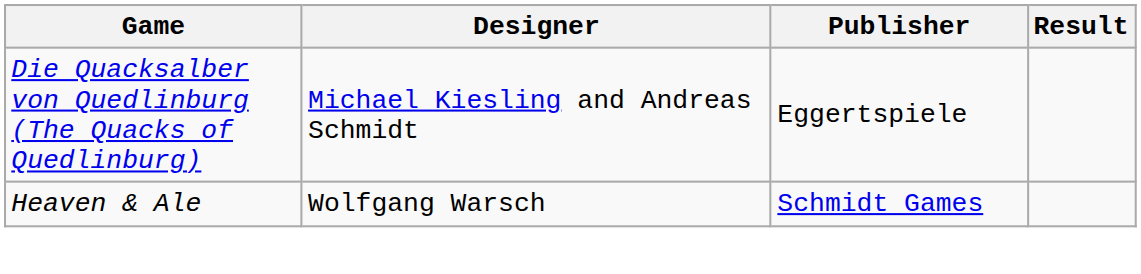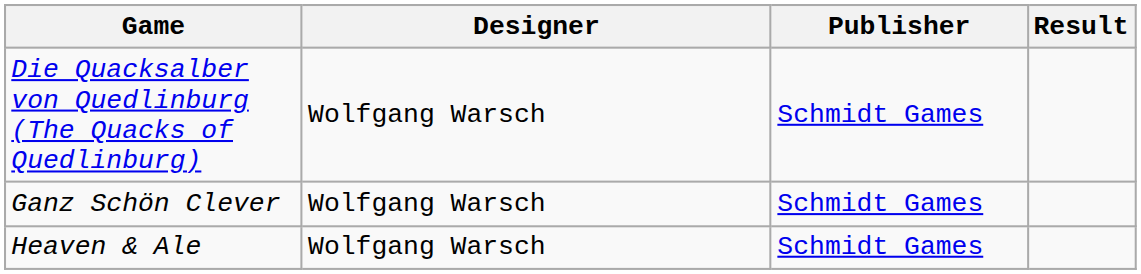(530, 115) Michael Kiesling and Andreas Schmidt -> (427, 115) Wolfgang Warsch
(872, 115) Eggertspiele -> (880, 115) Schmidt Games
+ row: (146, 204)
